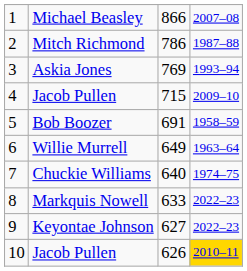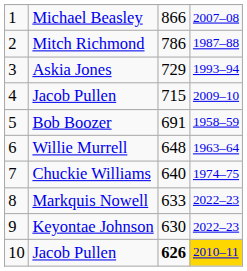(174, 69) 769 -> (174, 69) 729
(174, 148) 649 -> (174, 148) 648
(174, 226) 627 -> (174, 226) 630
(174, 252) normal -> (174, 252) bold
